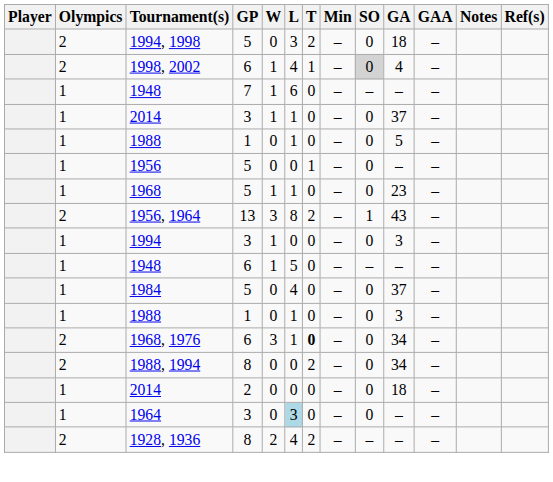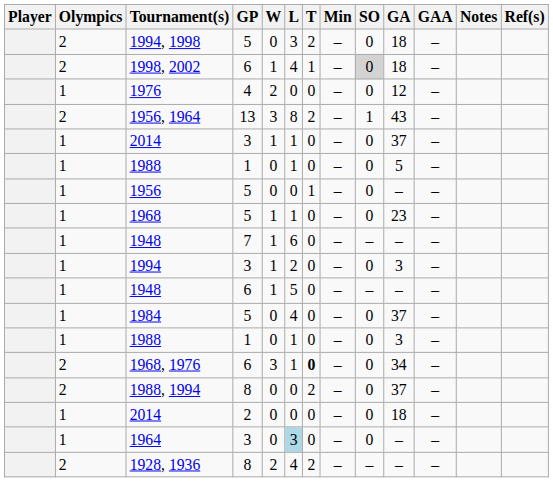(399, 66) 4 -> (399, 66) 18
+ row: (145, 91)
rows swapped: (145, 91) <-> (165, 215)
(294, 240) 0 -> (294, 265) 2
(399, 365) 34 -> (399, 389) 37
